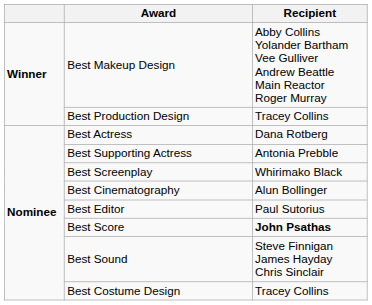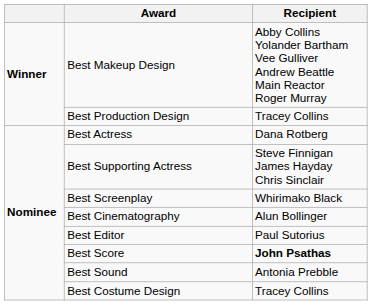(297, 153) Antonia Prebble -> (294, 166) Steve Finnigan James Hayday Chris Sinclair
(294, 259) Steve Finnigan James Hayday Chris Sinclair -> (297, 272) Antonia Prebble
